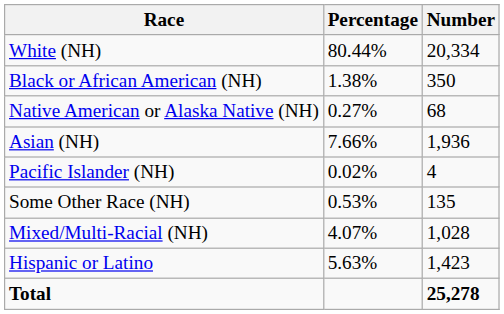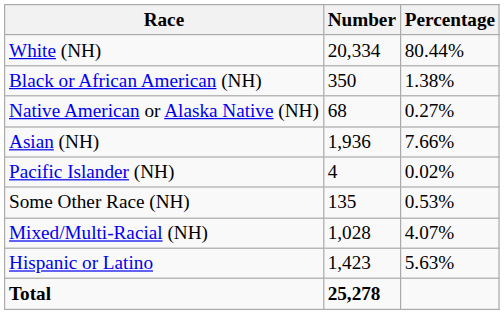columns swapped: (461, 19) <-> (373, 19)
